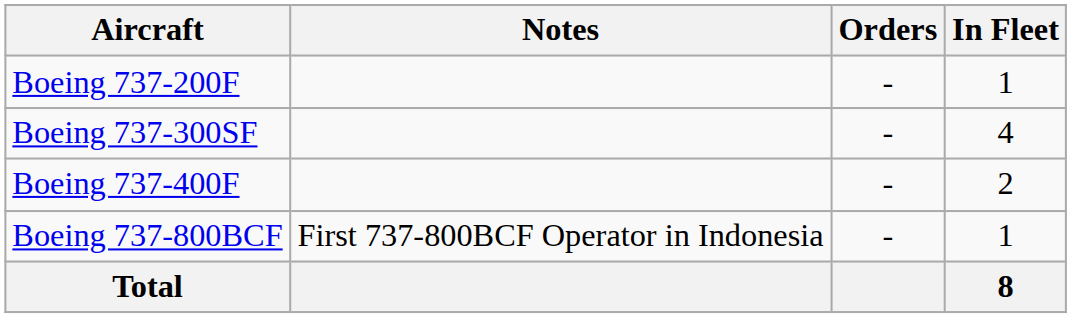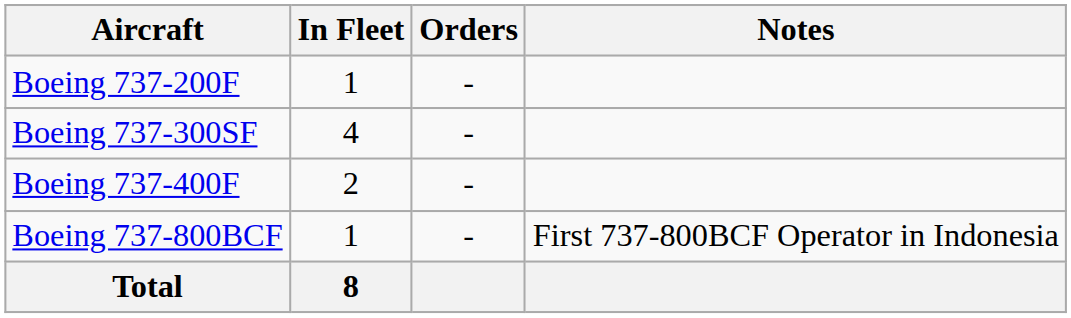columns swapped: (1006, 30) <-> (561, 30)
